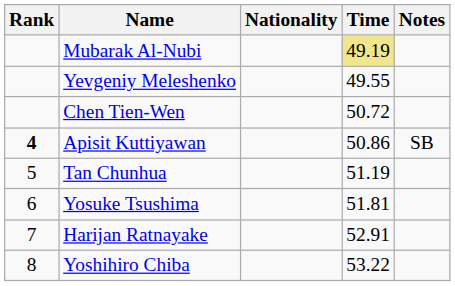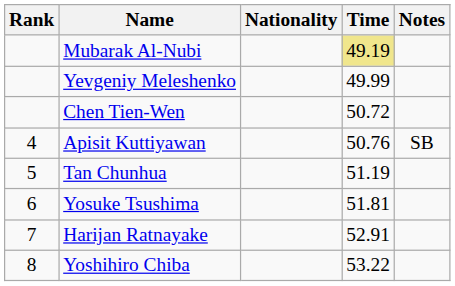(368, 81) 49.55 -> (368, 81) 49.99
(32, 142) bold -> (32, 142) normal
(368, 142) 50.86 -> (368, 142) 50.76
